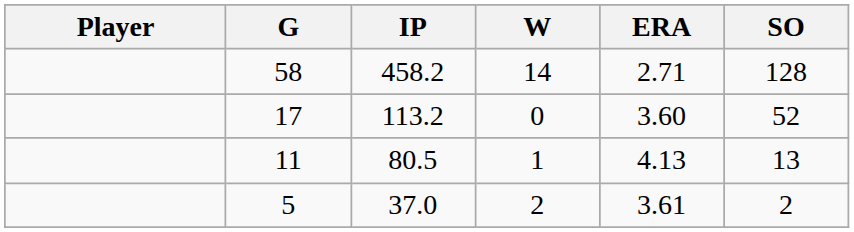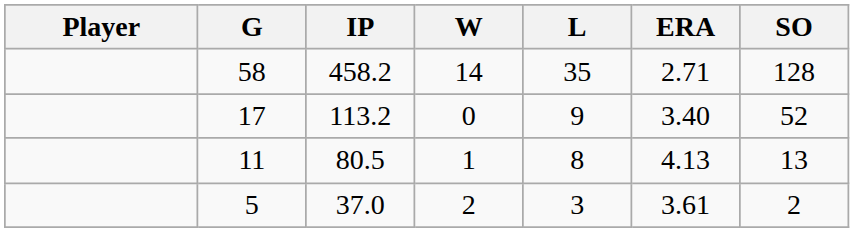+ column: (577, 26)
(662, 115) 3.60 -> (686, 115) 3.40
